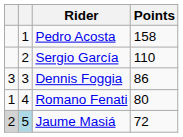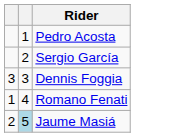- column: (154, 15)
(11, 121) lightgrey background -> (11, 121) no background
